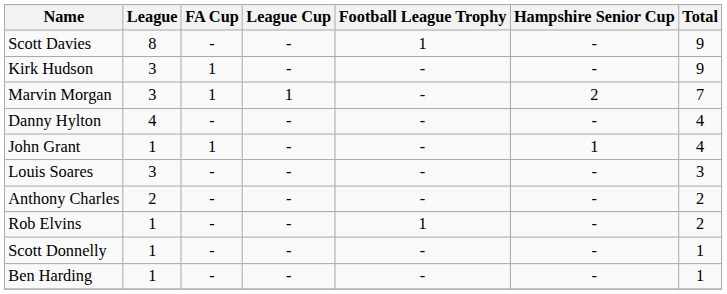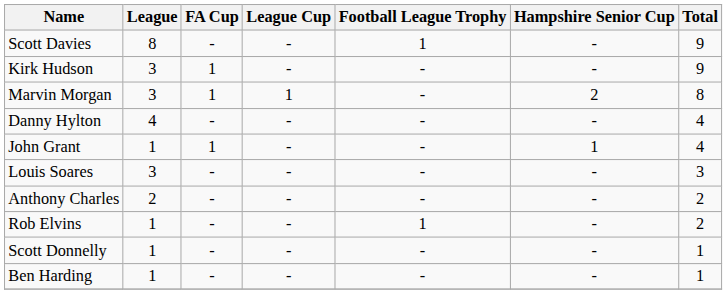(700, 95) 7 -> (700, 95) 8
